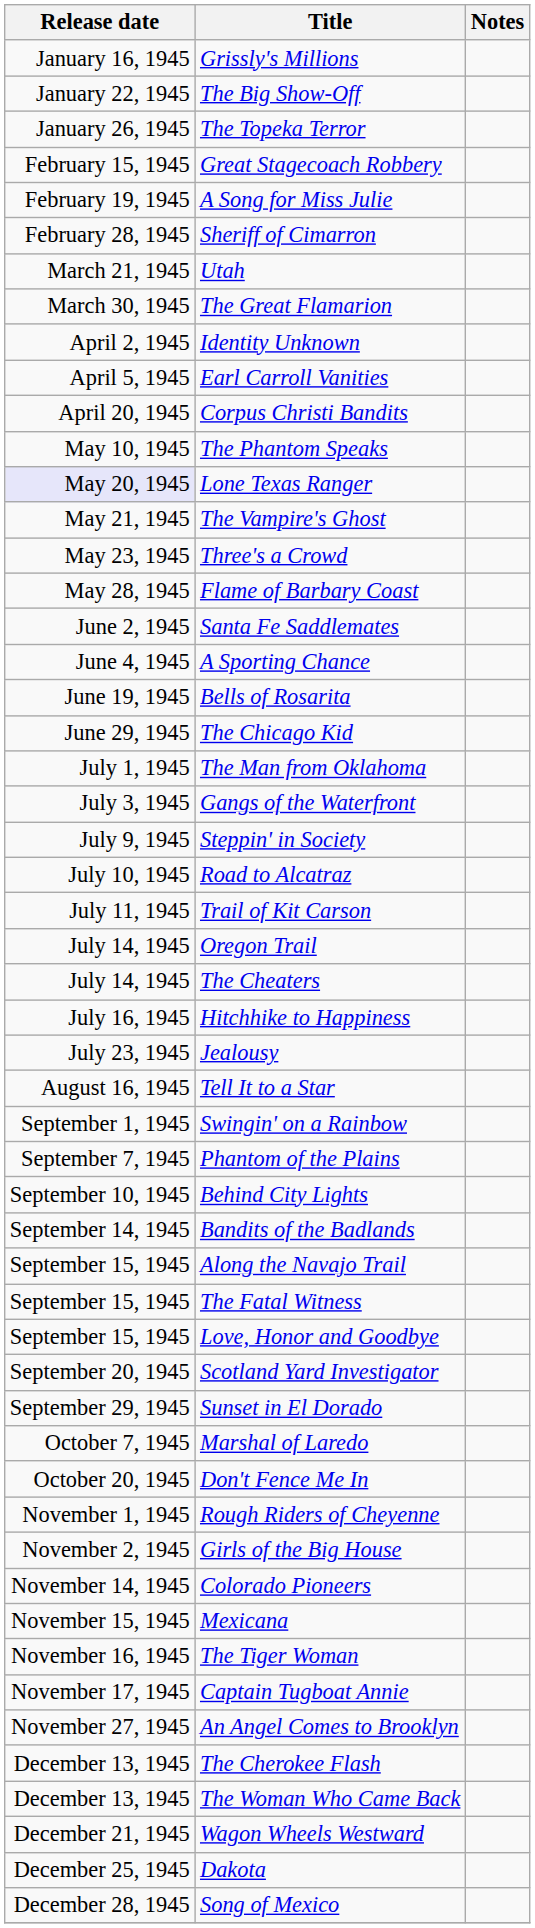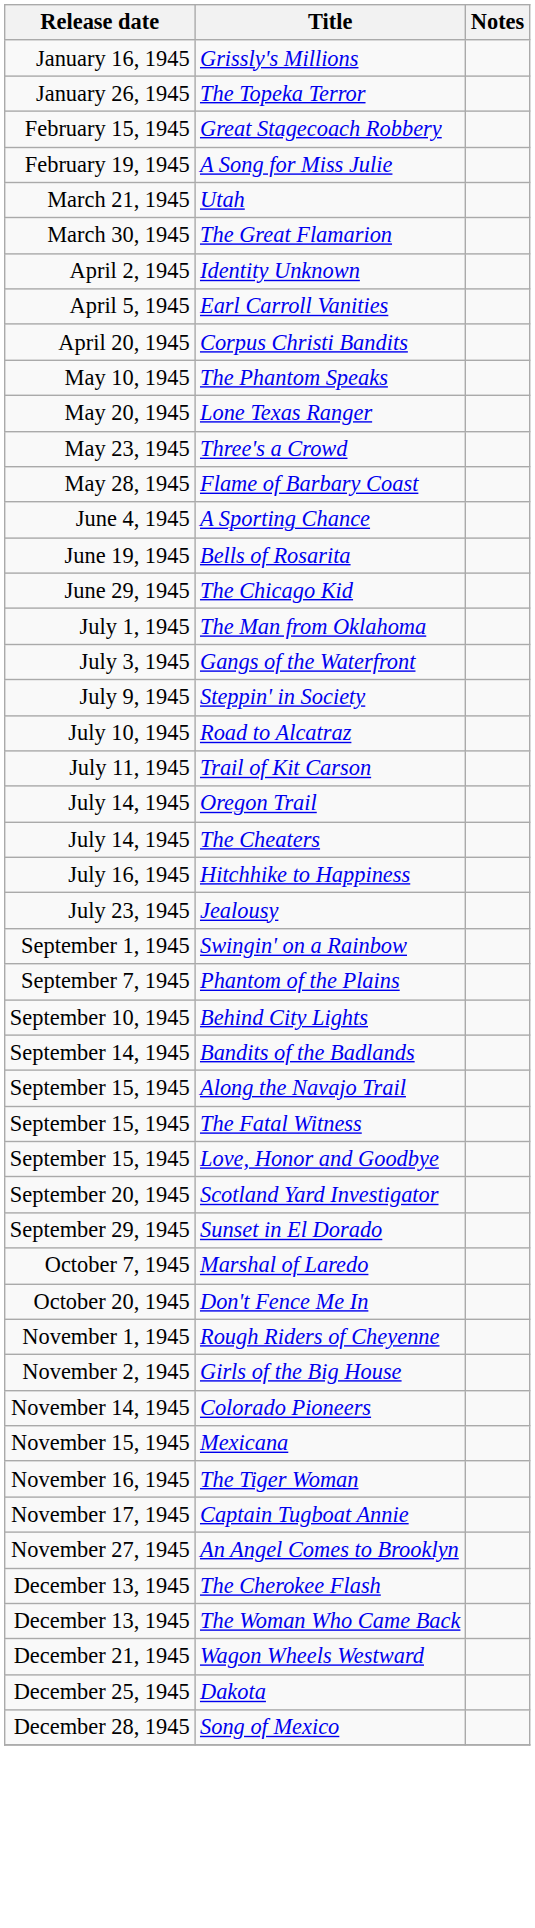- row: (280, 93)
- row: (288, 235)
(127, 484) lavender background -> (127, 413) no background
- row: (293, 519)
- row: (300, 626)
- row: (267, 1088)
